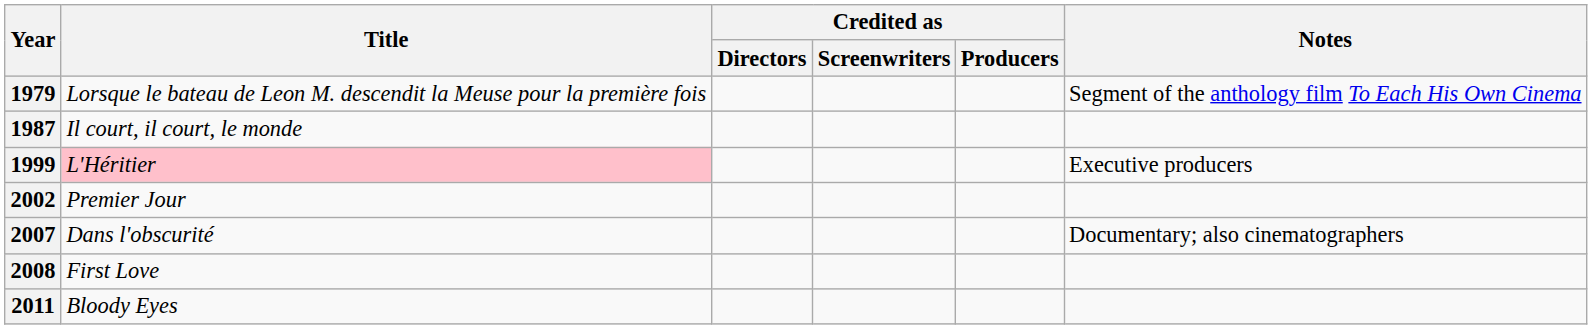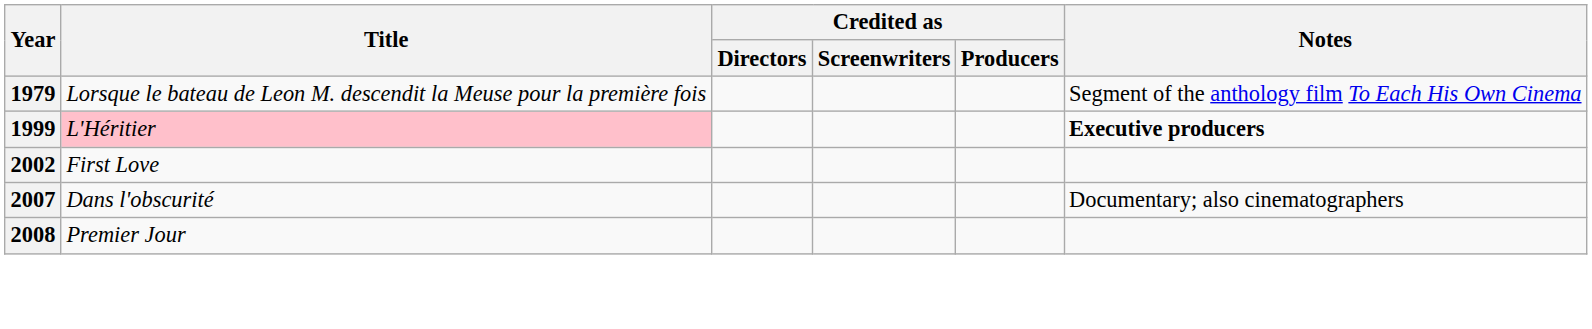- row: (33, 128)
(1161, 164) normal -> (1167, 128) bold
(126, 199) Premier Jour -> (113, 164) First Love
(113, 270) First Love -> (126, 235) Premier Jour
- row: (33, 306)
